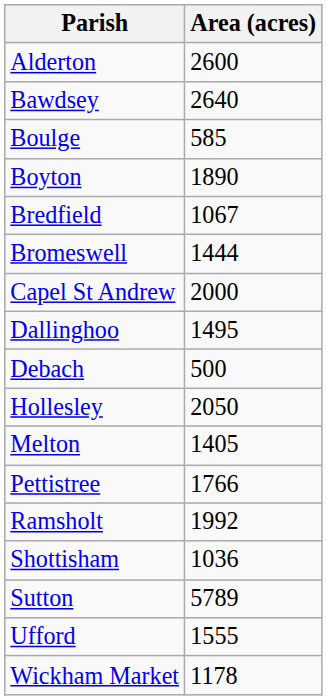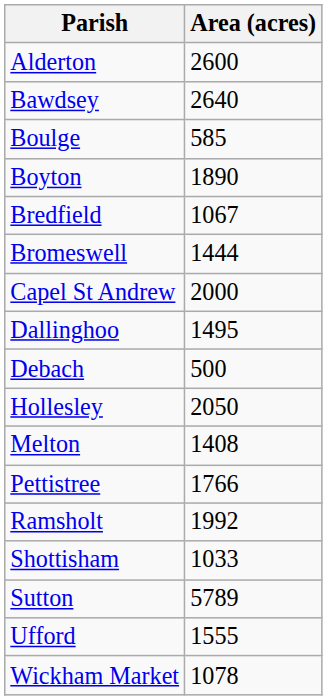(214, 445) 1405 -> (214, 445) 1408
(214, 560) 1036 -> (214, 560) 1033
(214, 675) 1178 -> (214, 675) 1078
